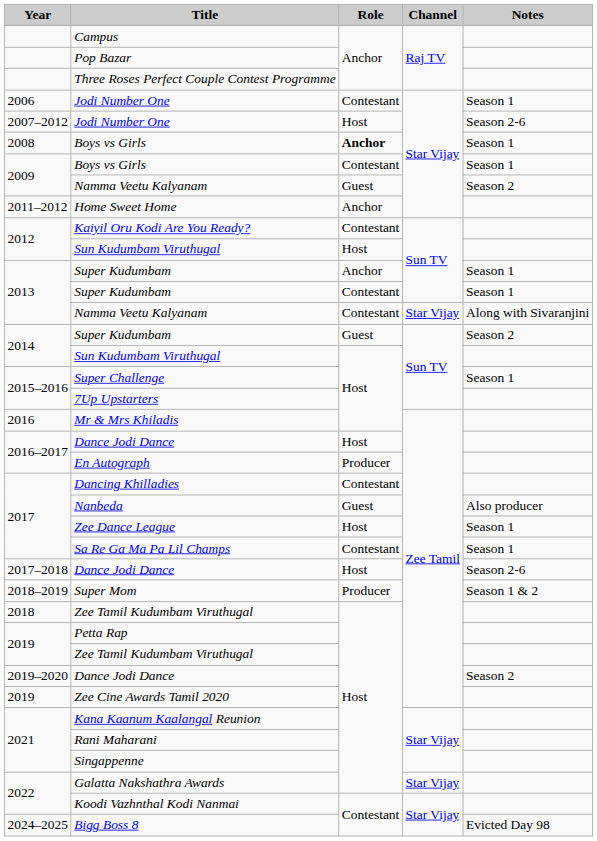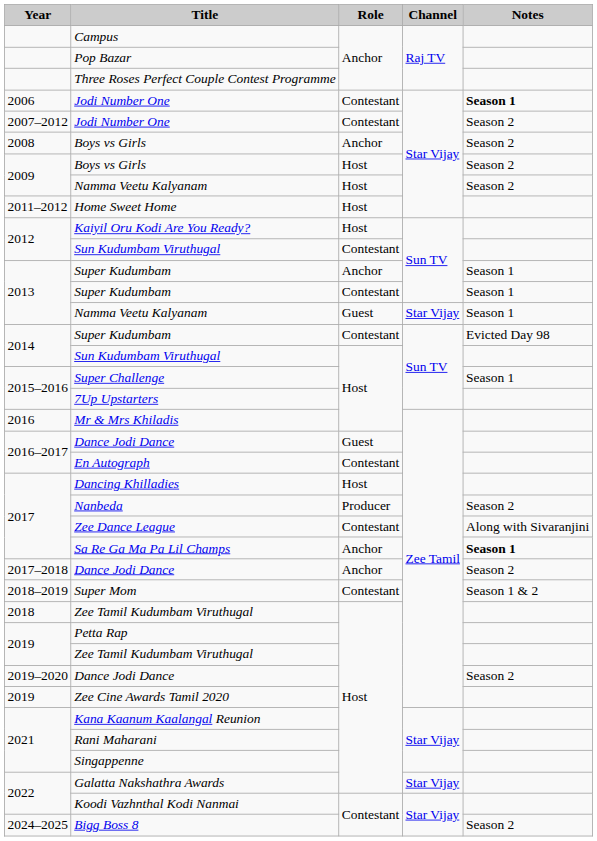(490, 100) normal -> (491, 100) bold
(355, 121) Host -> (371, 121) Contestant
(496, 121) Season 2-6 -> (490, 121) Season 2
(363, 143) bold -> (362, 143) normal
(490, 143) Season 1 -> (490, 143) Season 2
(371, 164) Contestant -> (355, 164) Host
(490, 164) Season 1 -> (490, 164) Season 2
(357, 185) Guest -> (355, 185) Host
(362, 206) Anchor -> (355, 206) Host
(371, 228) Contestant -> (355, 228) Host
(355, 249) Host -> (371, 249) Contestant
(371, 313) Contestant -> (357, 313) Guest
(528, 313) Along with Sivaranjini -> (490, 313) Season 1
(357, 334) Guest -> (371, 334) Contestant
(490, 334) Season 2 -> (508, 334) Evicted Day 98
(355, 441) Host -> (357, 441) Guest
(366, 462) Producer -> (371, 462) Contestant
(371, 484) Contestant -> (355, 484) Host
(357, 505) Guest -> (366, 505) Producer
(504, 505) Also producer -> (490, 505) Season 2
(355, 526) Host -> (371, 526) Contestant
(490, 526) Season 1 -> (528, 526) Along with Sivaranjini
(371, 548) Contestant -> (362, 548) Anchor
(490, 548) normal -> (491, 548) bold
(355, 569) Host -> (362, 569) Anchor
(496, 569) Season 2-6 -> (490, 569) Season 2
(366, 590) Producer -> (371, 590) Contestant
(508, 825) Evicted Day 98 -> (490, 825) Season 2
